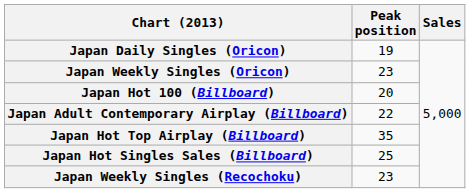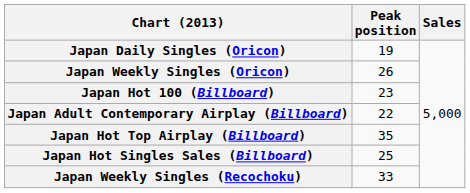(386, 72) 23 -> (386, 72) 26
(386, 93) 20 -> (386, 93) 23
(386, 177) 23 -> (386, 177) 33
